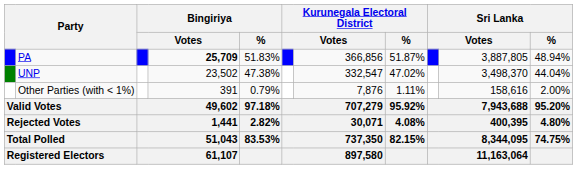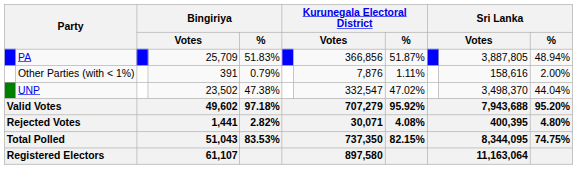(222, 57) bold -> (222, 57) normal
rows swapped: (29, 73) <-> (76, 90)
